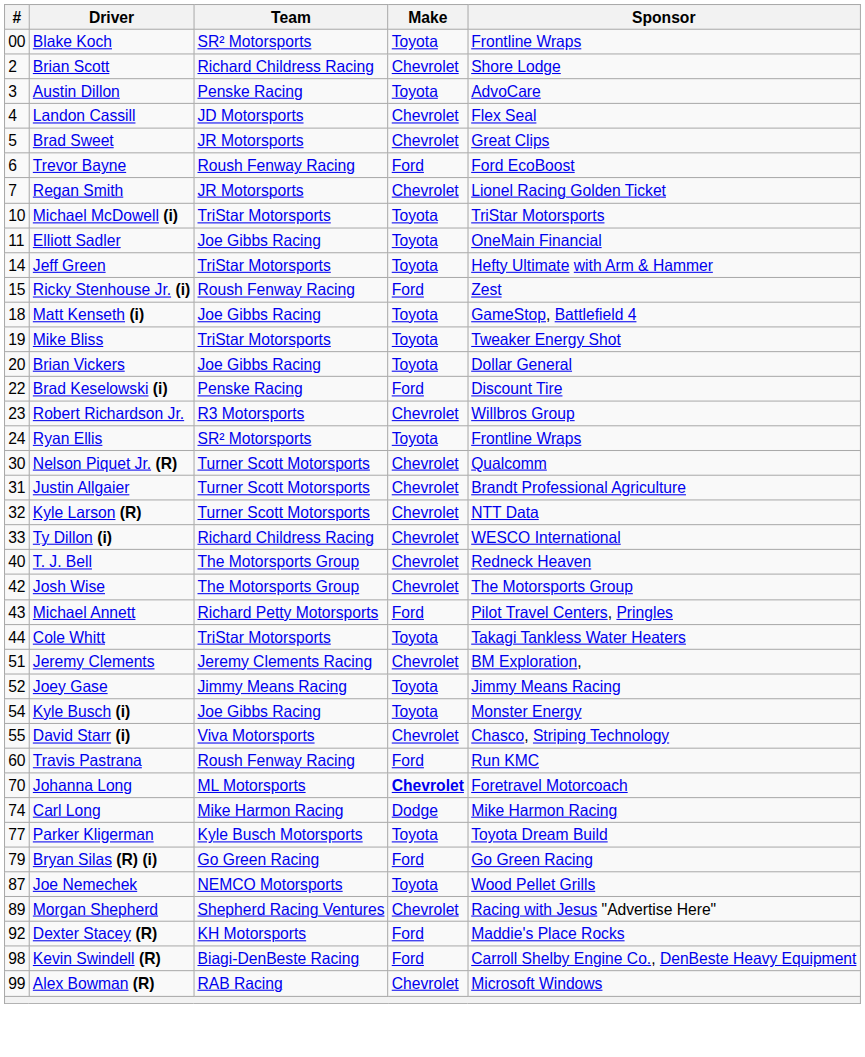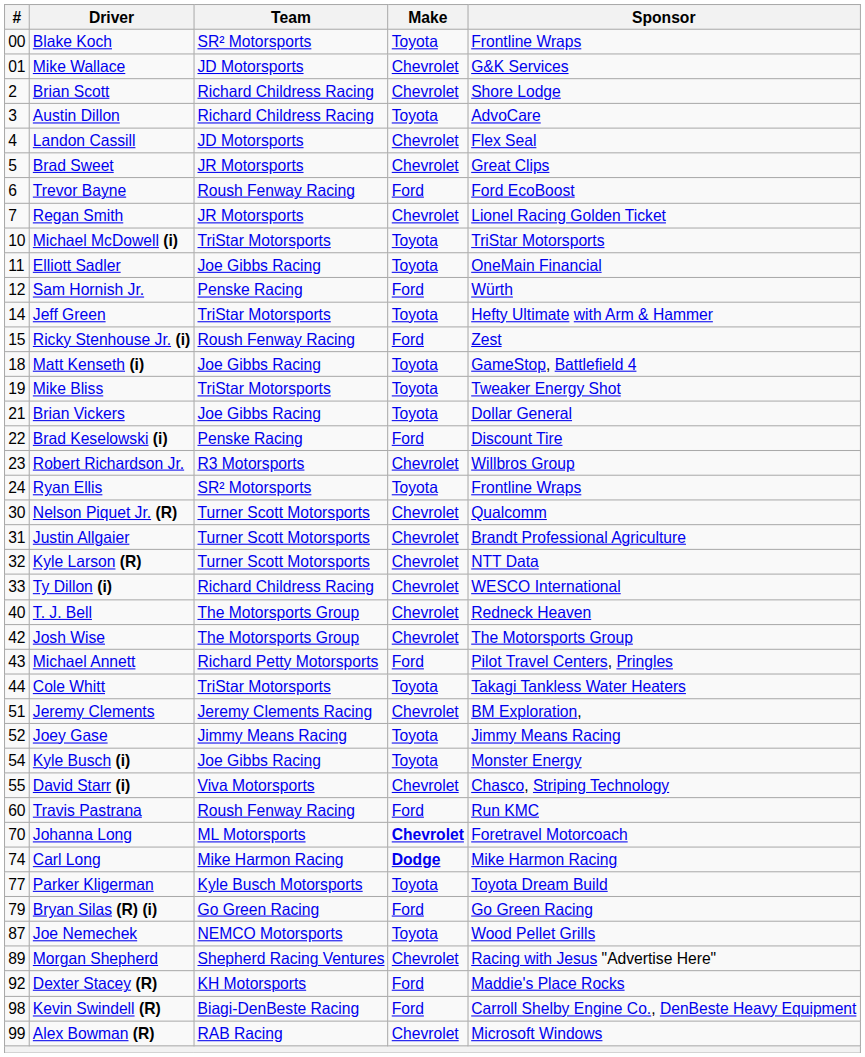+ row: (79, 67)
(250, 91) Penske Racing -> (286, 116) Richard Childress Racing
+ row: (88, 290)
(17, 364) 20 -> (17, 414) 21
(415, 810) normal -> (416, 860) bold
